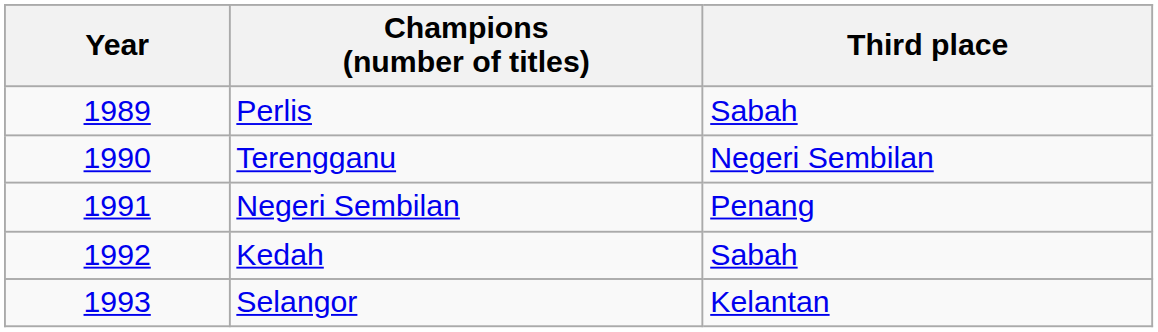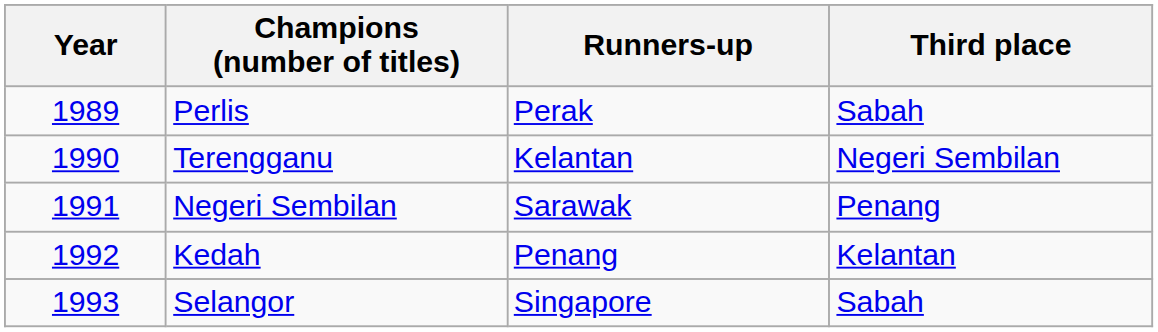+ column: (668, 45)
(754, 254) Sabah -> (896, 254) Kelantan
(770, 302) Kelantan -> (880, 302) Sabah
